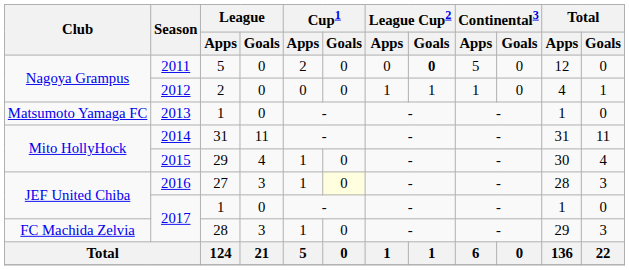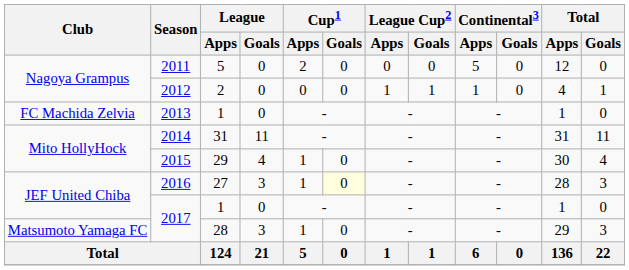(432, 66) bold -> (432, 66) normal
(78, 113) Matsumoto Yamaga FC -> (78, 113) FC Machida Zelvia
(78, 230) FC Machida Zelvia -> (78, 230) Matsumoto Yamaga FC
